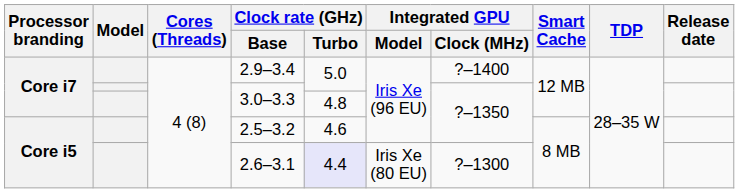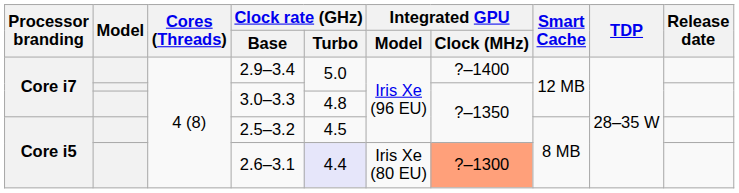(335, 129) 4.6 -> (335, 129) 4.5
(482, 165) no background -> (482, 165) lightsalmon background
